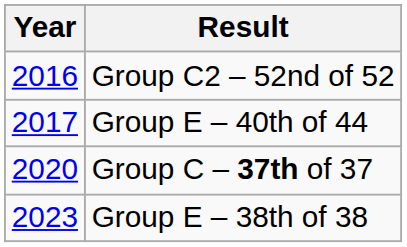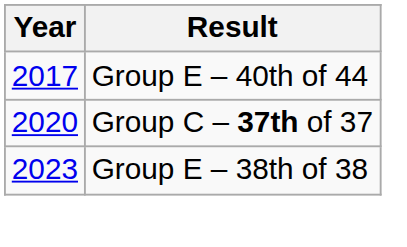- row: (243, 75)
